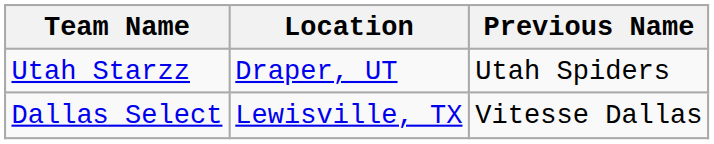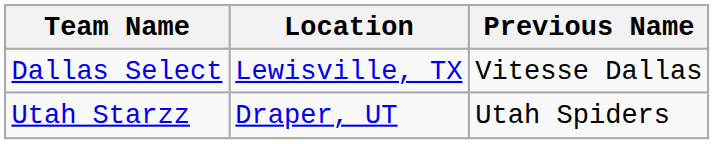rows swapped: (117, 115) <-> (101, 71)
